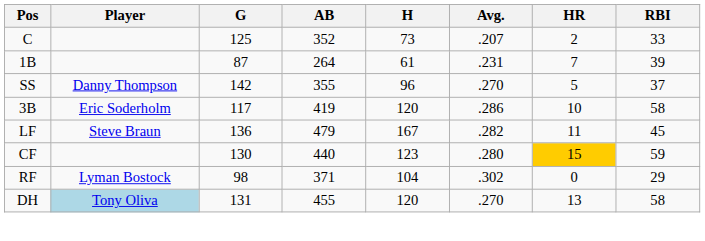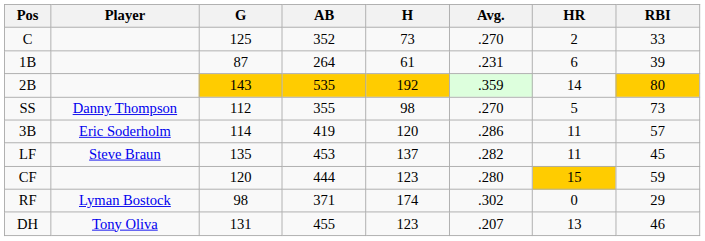(491, 39) .207 -> (491, 39) .270
(574, 62) 7 -> (574, 62) 6
+ row: (28, 85)
(241, 85) 142 -> (241, 108) 112
(407, 85) 96 -> (407, 108) 98
(658, 85) 37 -> (658, 108) 73
(241, 108) 117 -> (241, 131) 114
(574, 108) 10 -> (574, 131) 11
(658, 108) 58 -> (658, 131) 57
(241, 131) 136 -> (241, 154) 135
(324, 131) 479 -> (324, 154) 453
(407, 131) 167 -> (407, 154) 137
(241, 154) 130 -> (241, 177) 120
(324, 154) 440 -> (324, 177) 444
(407, 177) 104 -> (407, 200) 174
(125, 200) lightblue background -> (125, 223) no background
(407, 200) 120 -> (407, 223) 123
(491, 200) .270 -> (491, 223) .207
(658, 200) 58 -> (658, 223) 46
